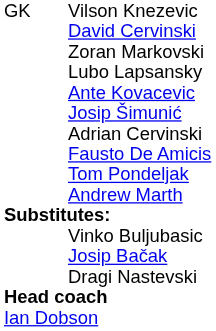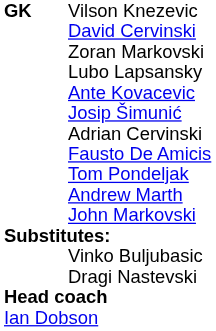(17, 10) normal -> (18, 10) bold
+ row: (132, 215)
- row: (118, 256)
